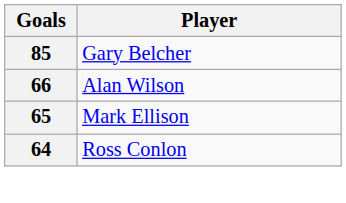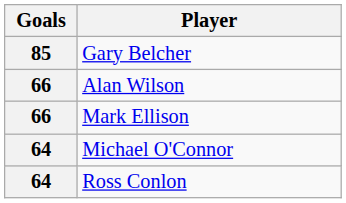(41, 117) 65 -> (41, 117) 66
+ row: (158, 149)
